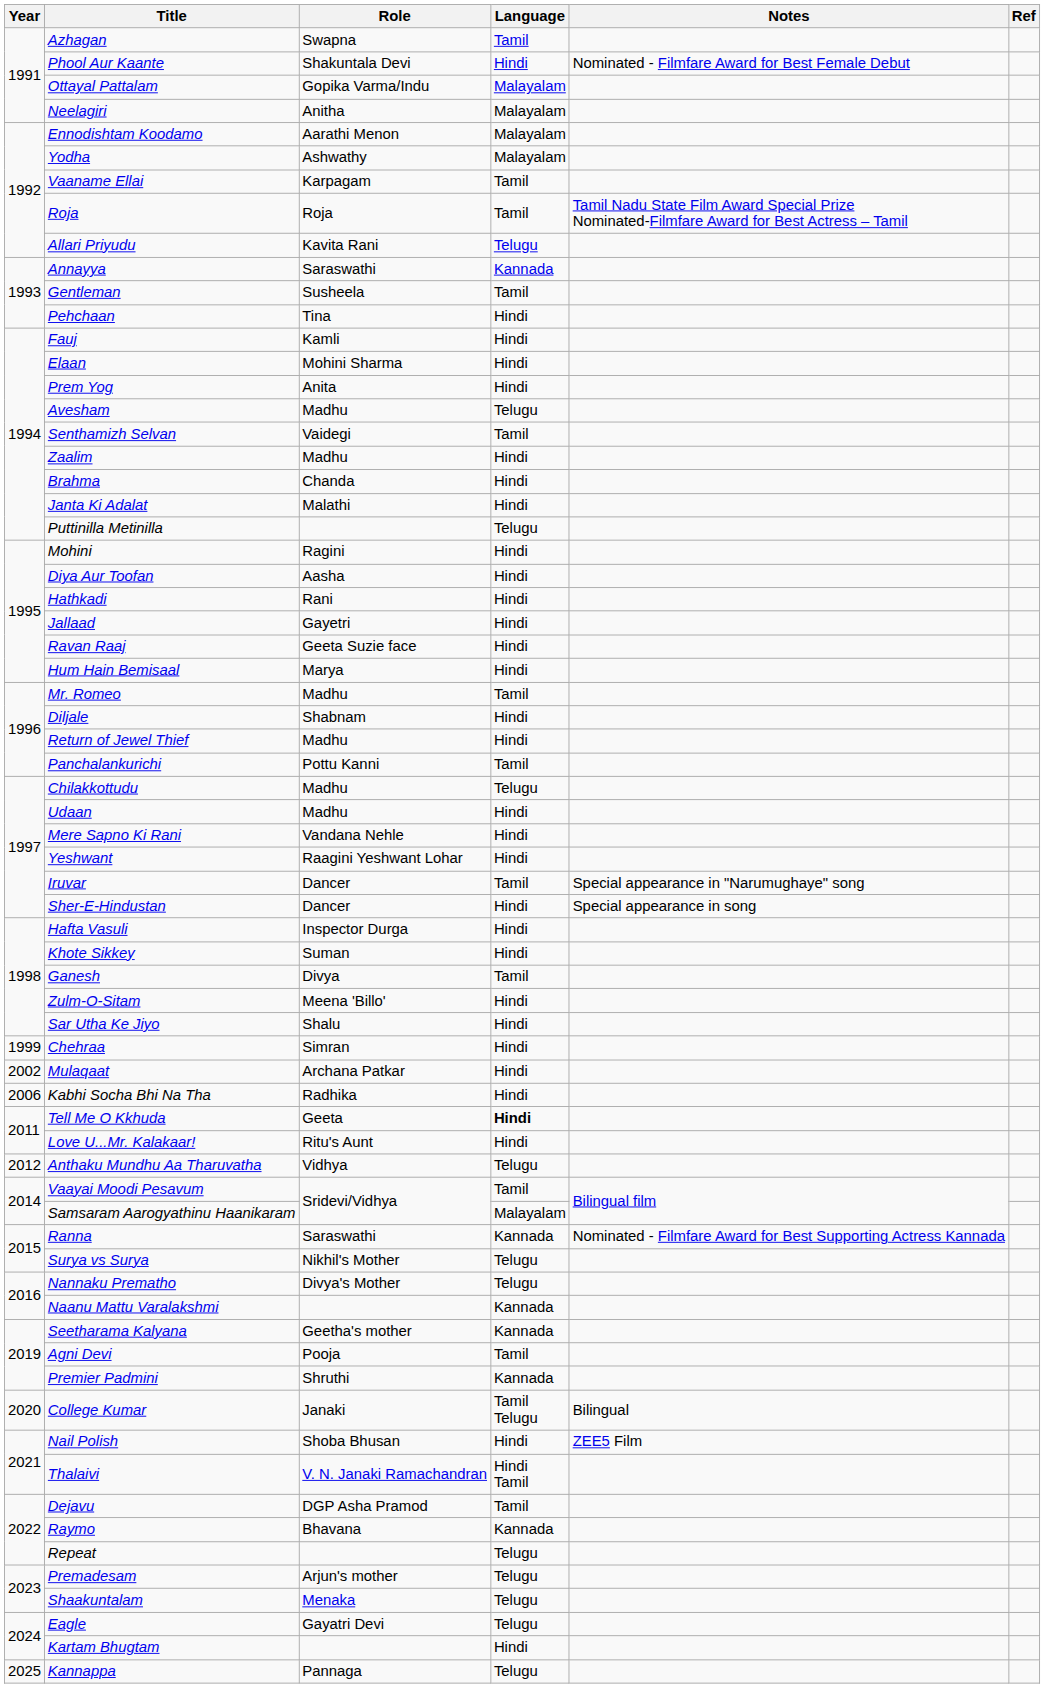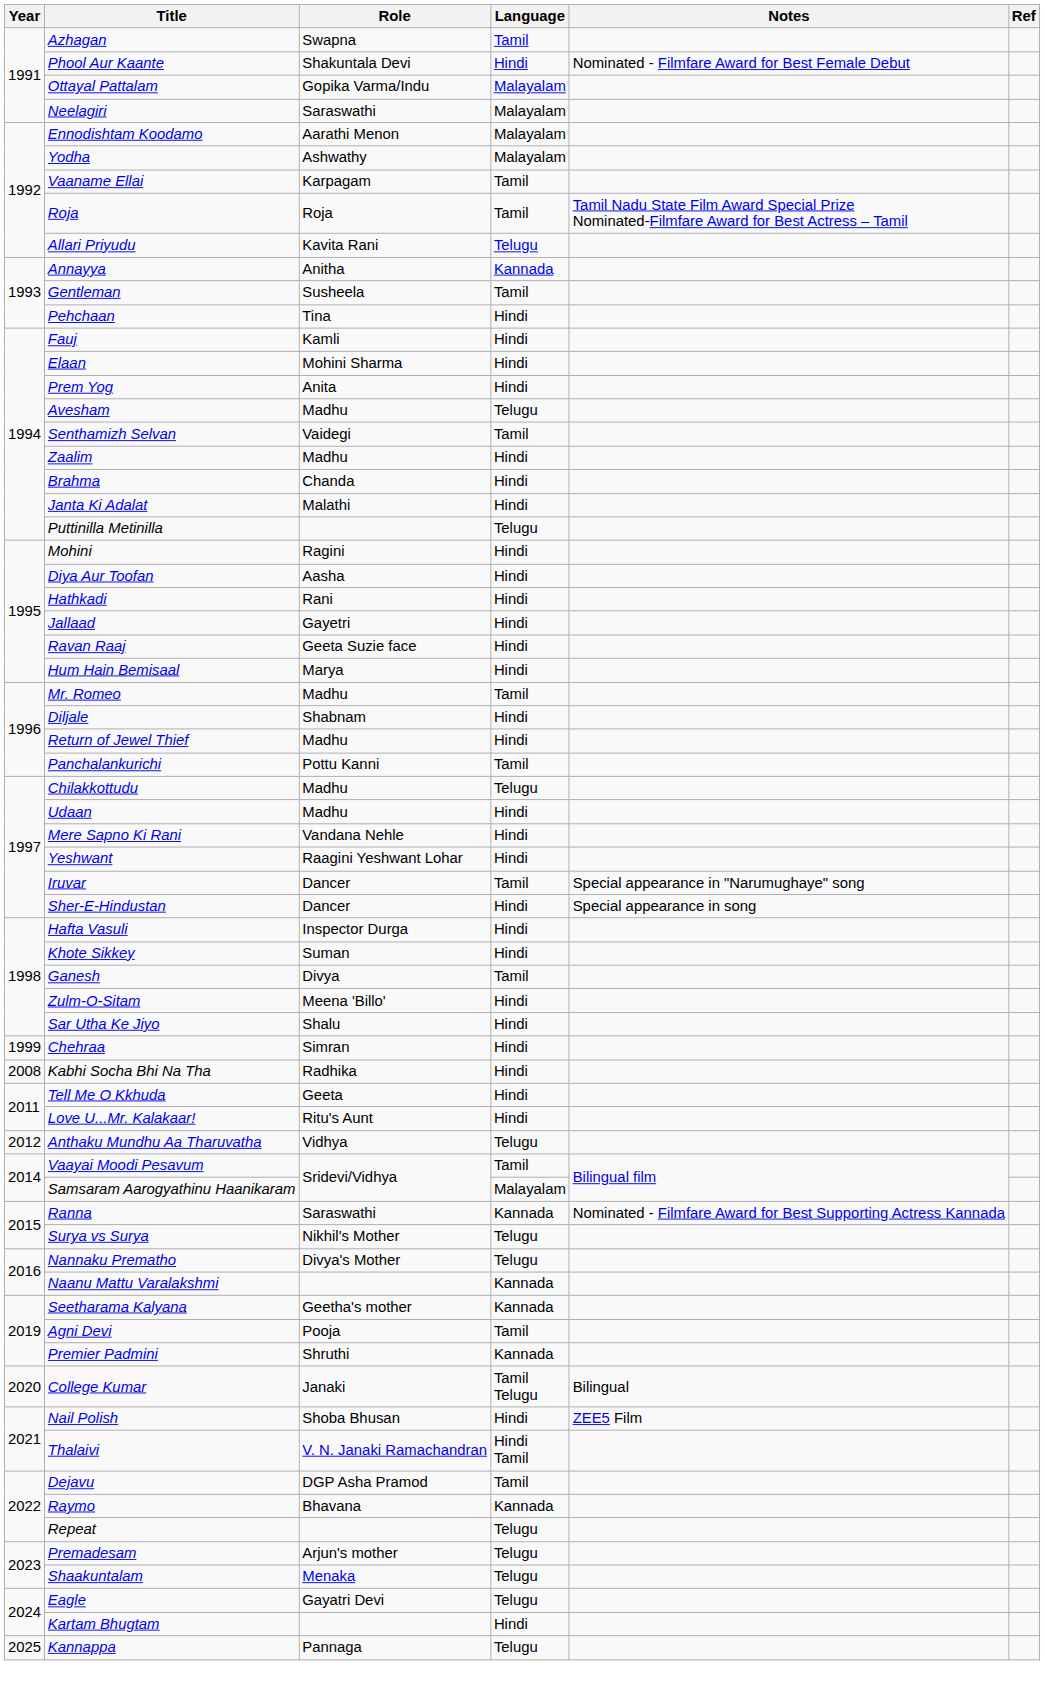(323, 110) Anitha -> (339, 110) Saraswathi
(339, 269) Saraswathi -> (323, 269) Anitha
- row: (78, 1071)
(24, 1094) 2006 -> (24, 1071) 2008
(512, 1118) bold -> (511, 1094) normal
